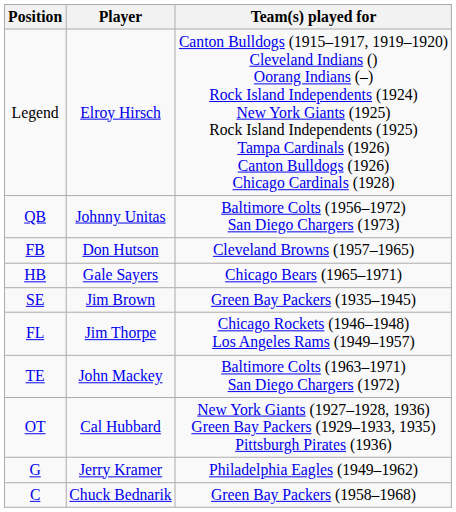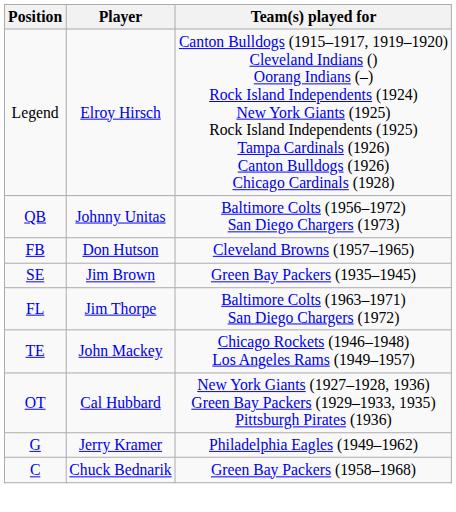- row: (35, 275)
(313, 333) Chicago Rockets (1946–1948) Los Angeles Rams (1949–1957) -> (313, 308) Baltimore Colts (1963–1971) San Diego Chargers (1972)
(313, 376) Baltimore Colts (1963–1971) San Diego Chargers (1972) -> (313, 351) Chicago Rockets (1946–1948) Los Angeles Rams (1949–1957)
